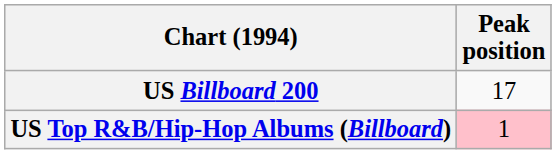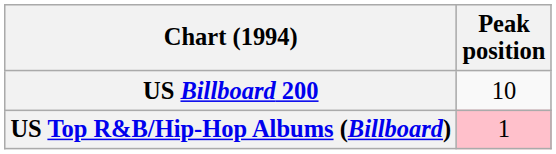(504, 90) 17 -> (504, 90) 10
